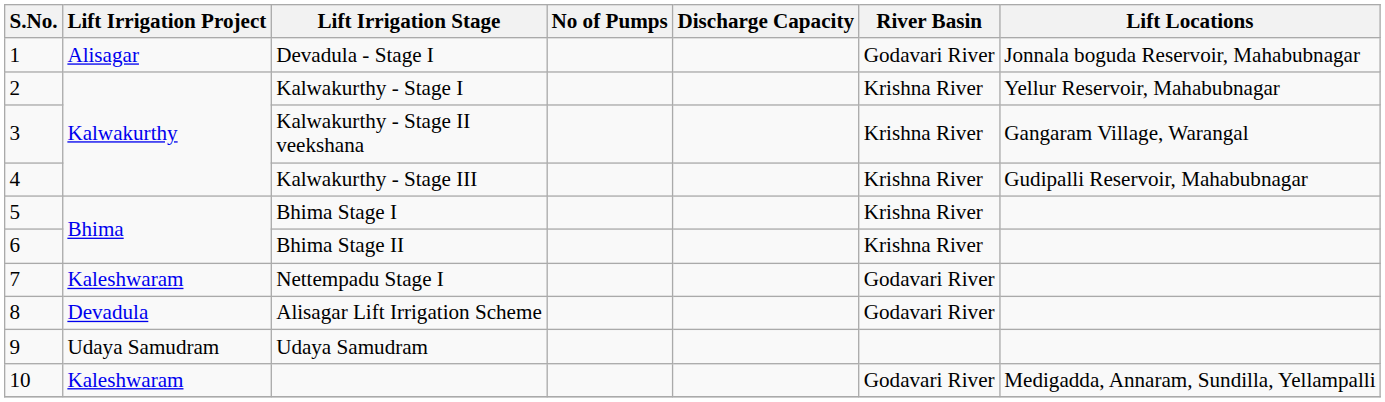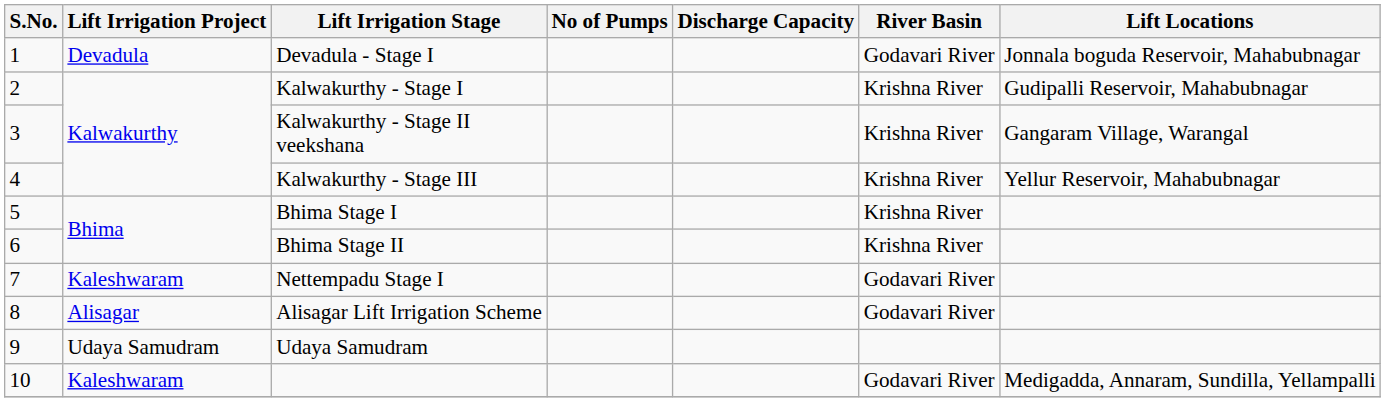(103, 54) Alisagar -> (108, 54) Devadula
(1142, 88) Yellur Reservoir, Mahabubnagar -> (1156, 88) Gudipalli Reservoir, Mahabubnagar
(1156, 178) Gudipalli Reservoir, Mahabubnagar -> (1142, 178) Yellur Reservoir, Mahabubnagar
(108, 312) Devadula -> (103, 312) Alisagar
